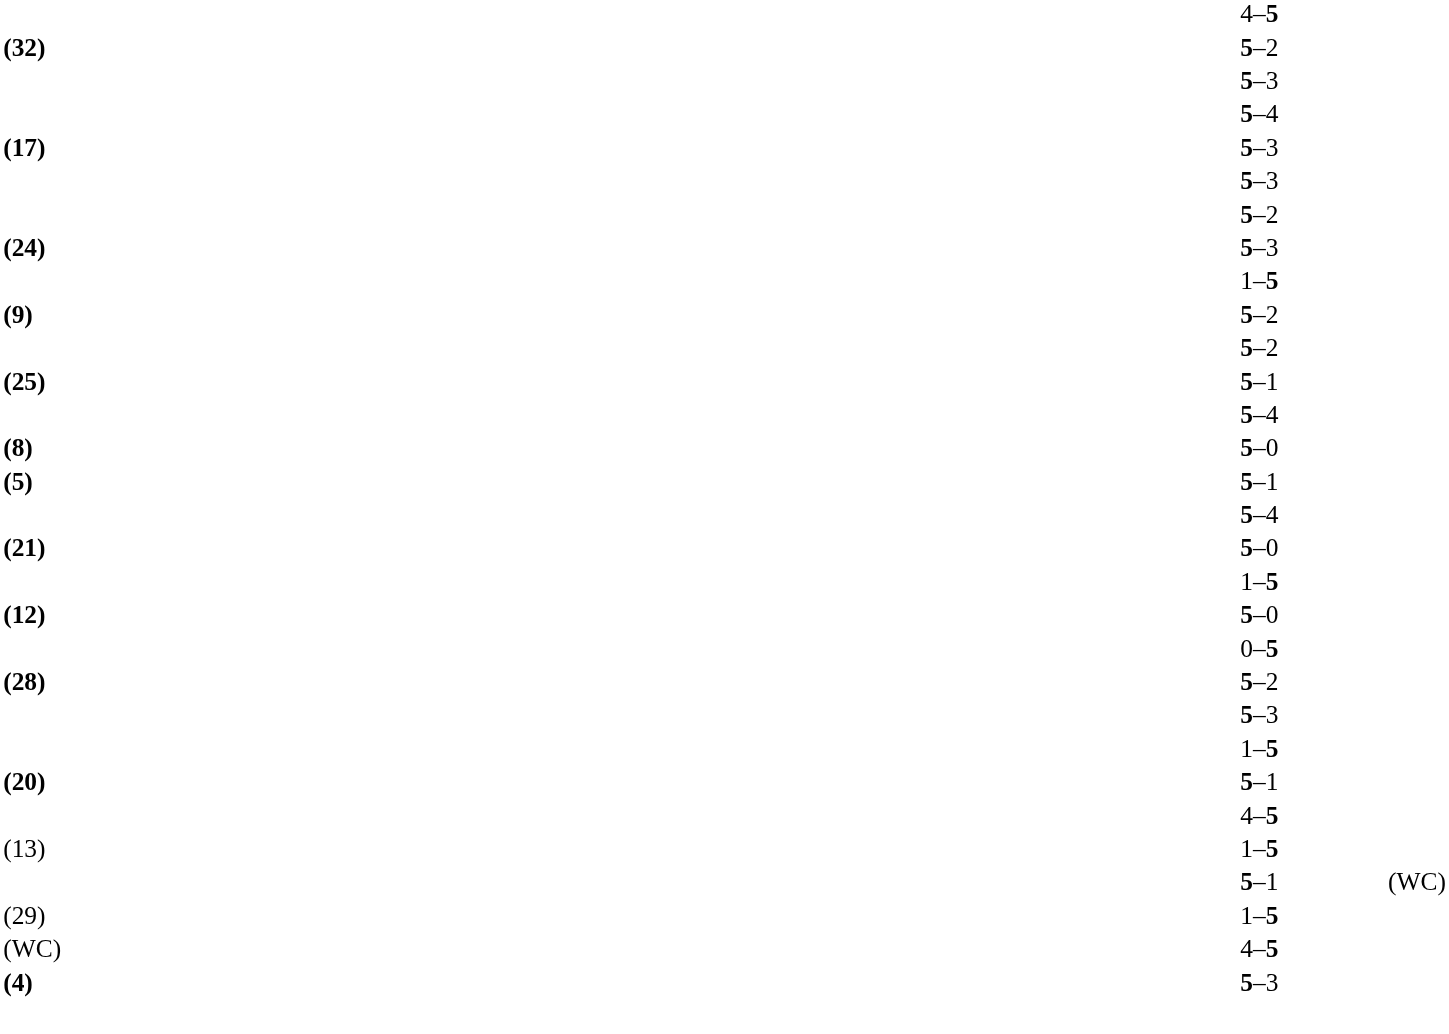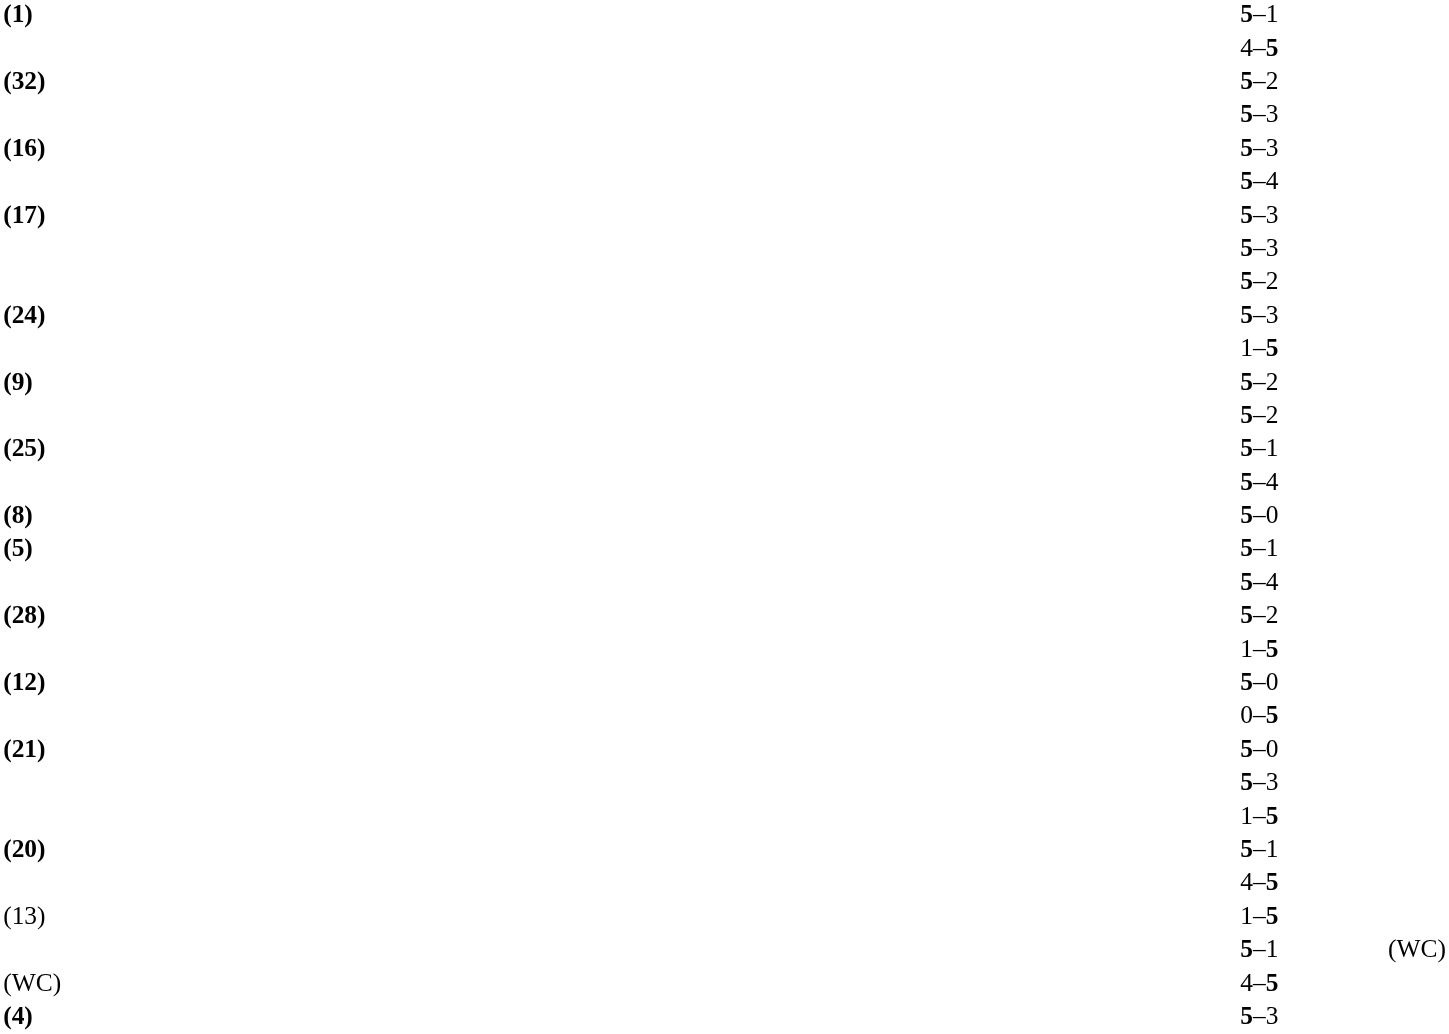+ row: (18, 13)
+ row: (24, 147)
rows swapped: (24, 681) <-> (24, 548)
- row: (24, 915)
